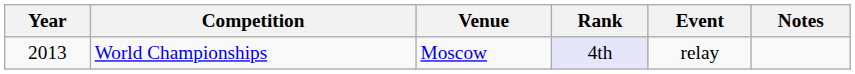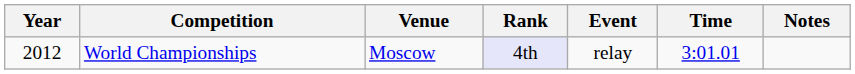+ column: (711, 20)
(47, 52) 2013 -> (42, 52) 2012
